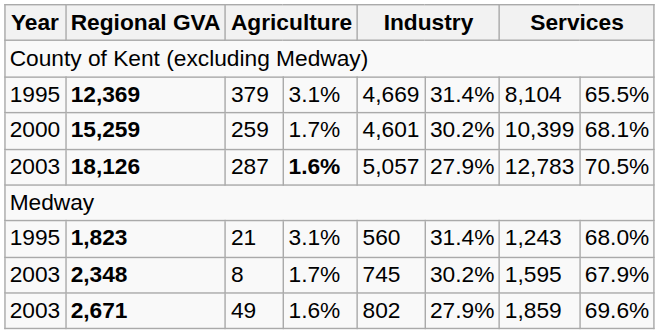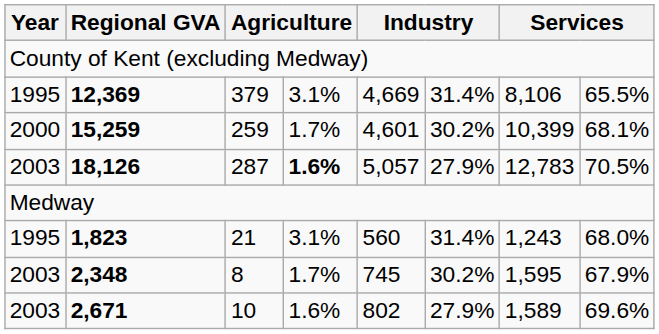(533, 94) 8,104 -> (533, 94) 8,106
(244, 310) 49 -> (244, 310) 10
(533, 310) 1,859 -> (533, 310) 1,589
